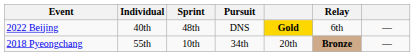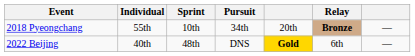rows swapped: (44, 43) <-> (32, 28)
